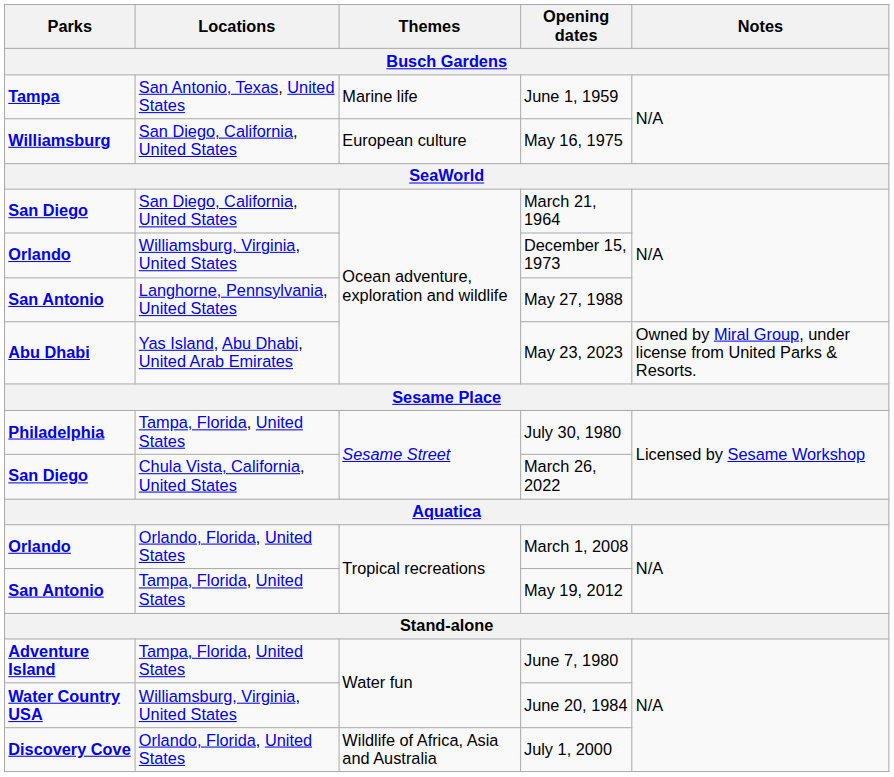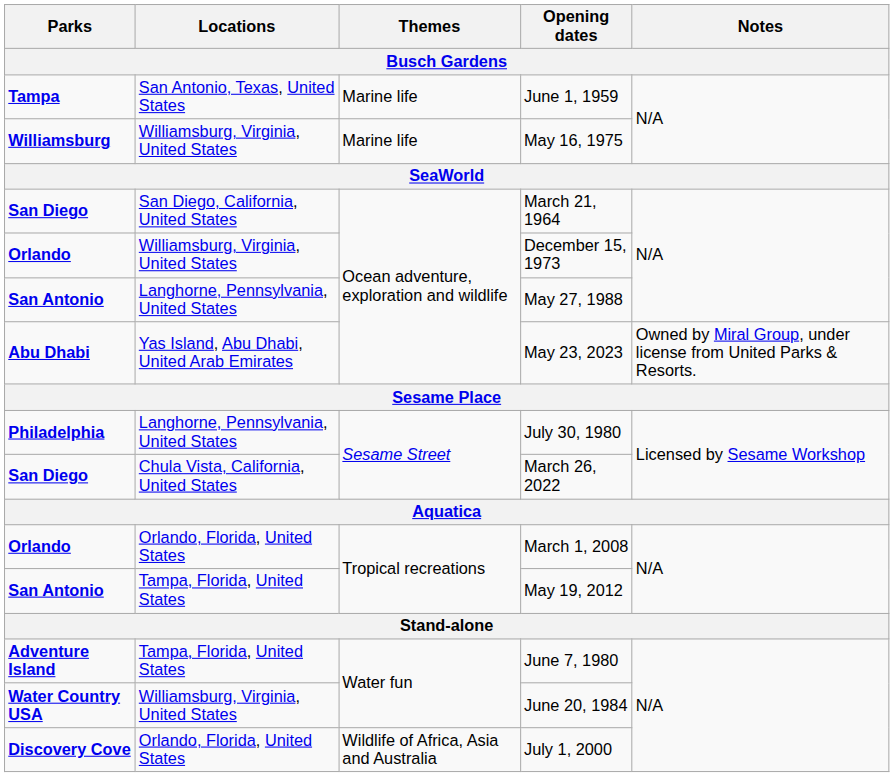(218, 140) San Diego, California, United States -> (219, 140) Williamsburg, Virginia, United States
(405, 140) European culture -> (380, 140) Marine life
(221, 432) Tampa, Florida, United States -> (233, 432) Langhorne, Pennsylvania, United States
